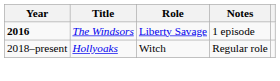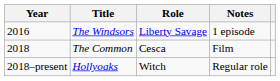(18, 31) bold -> (18, 31) normal
+ row: (102, 48)
